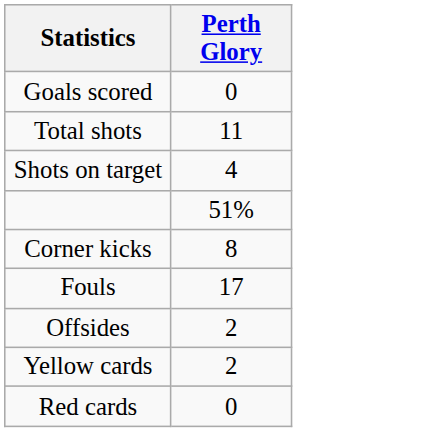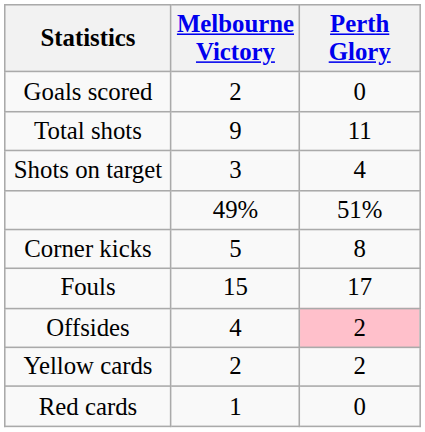+ column: (235, 38)
(231, 327) no background -> (360, 327) pink background
